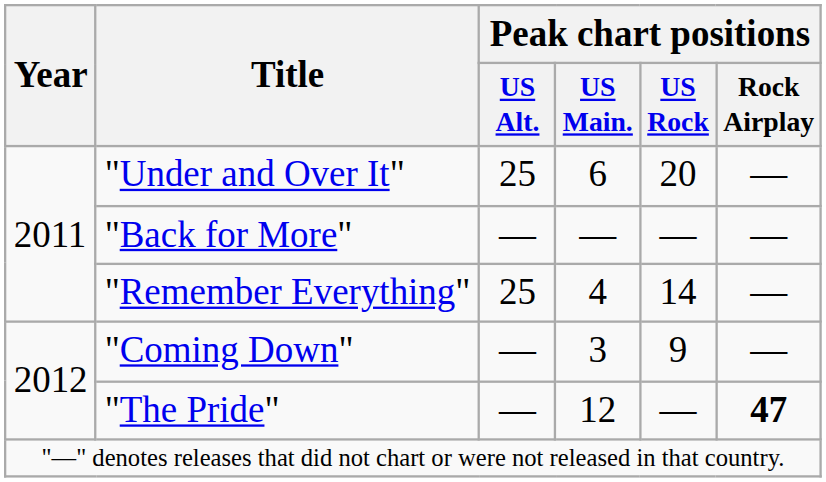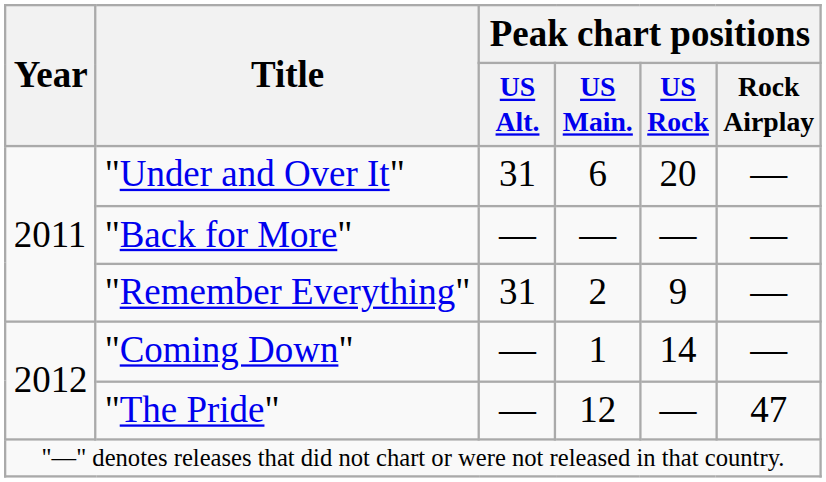(518, 175) 25 -> (518, 175) 31
(518, 292) 25 -> (518, 292) 31
(598, 292) 4 -> (598, 292) 2
(678, 292) 14 -> (678, 292) 9
(598, 350) 3 -> (598, 350) 1
(678, 350) 9 -> (678, 350) 14
(769, 409) bold -> (769, 409) normal
